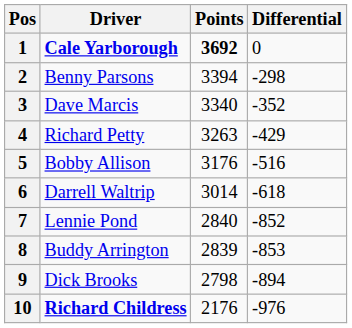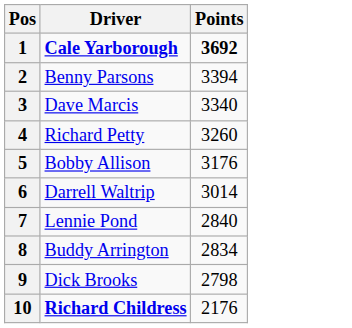- column: (297, 18)
(219, 134) 3263 -> (219, 134) 3260
(219, 250) 2839 -> (219, 250) 2834
